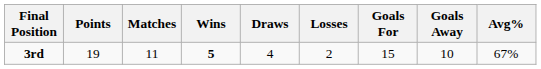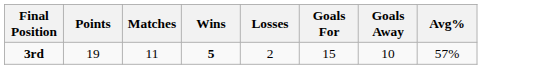- column: (270, 23)
(506, 53) 67% -> (447, 53) 57%
